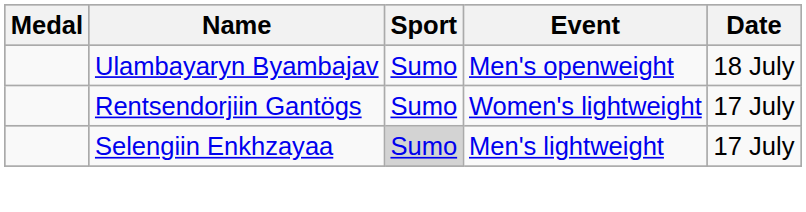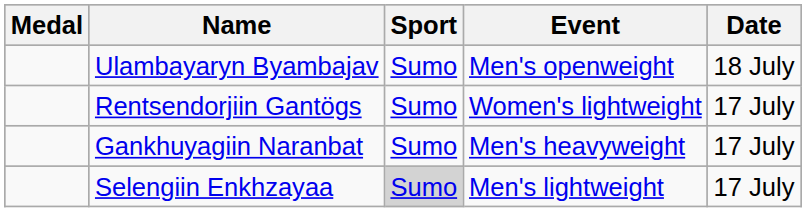+ row: (229, 147)
